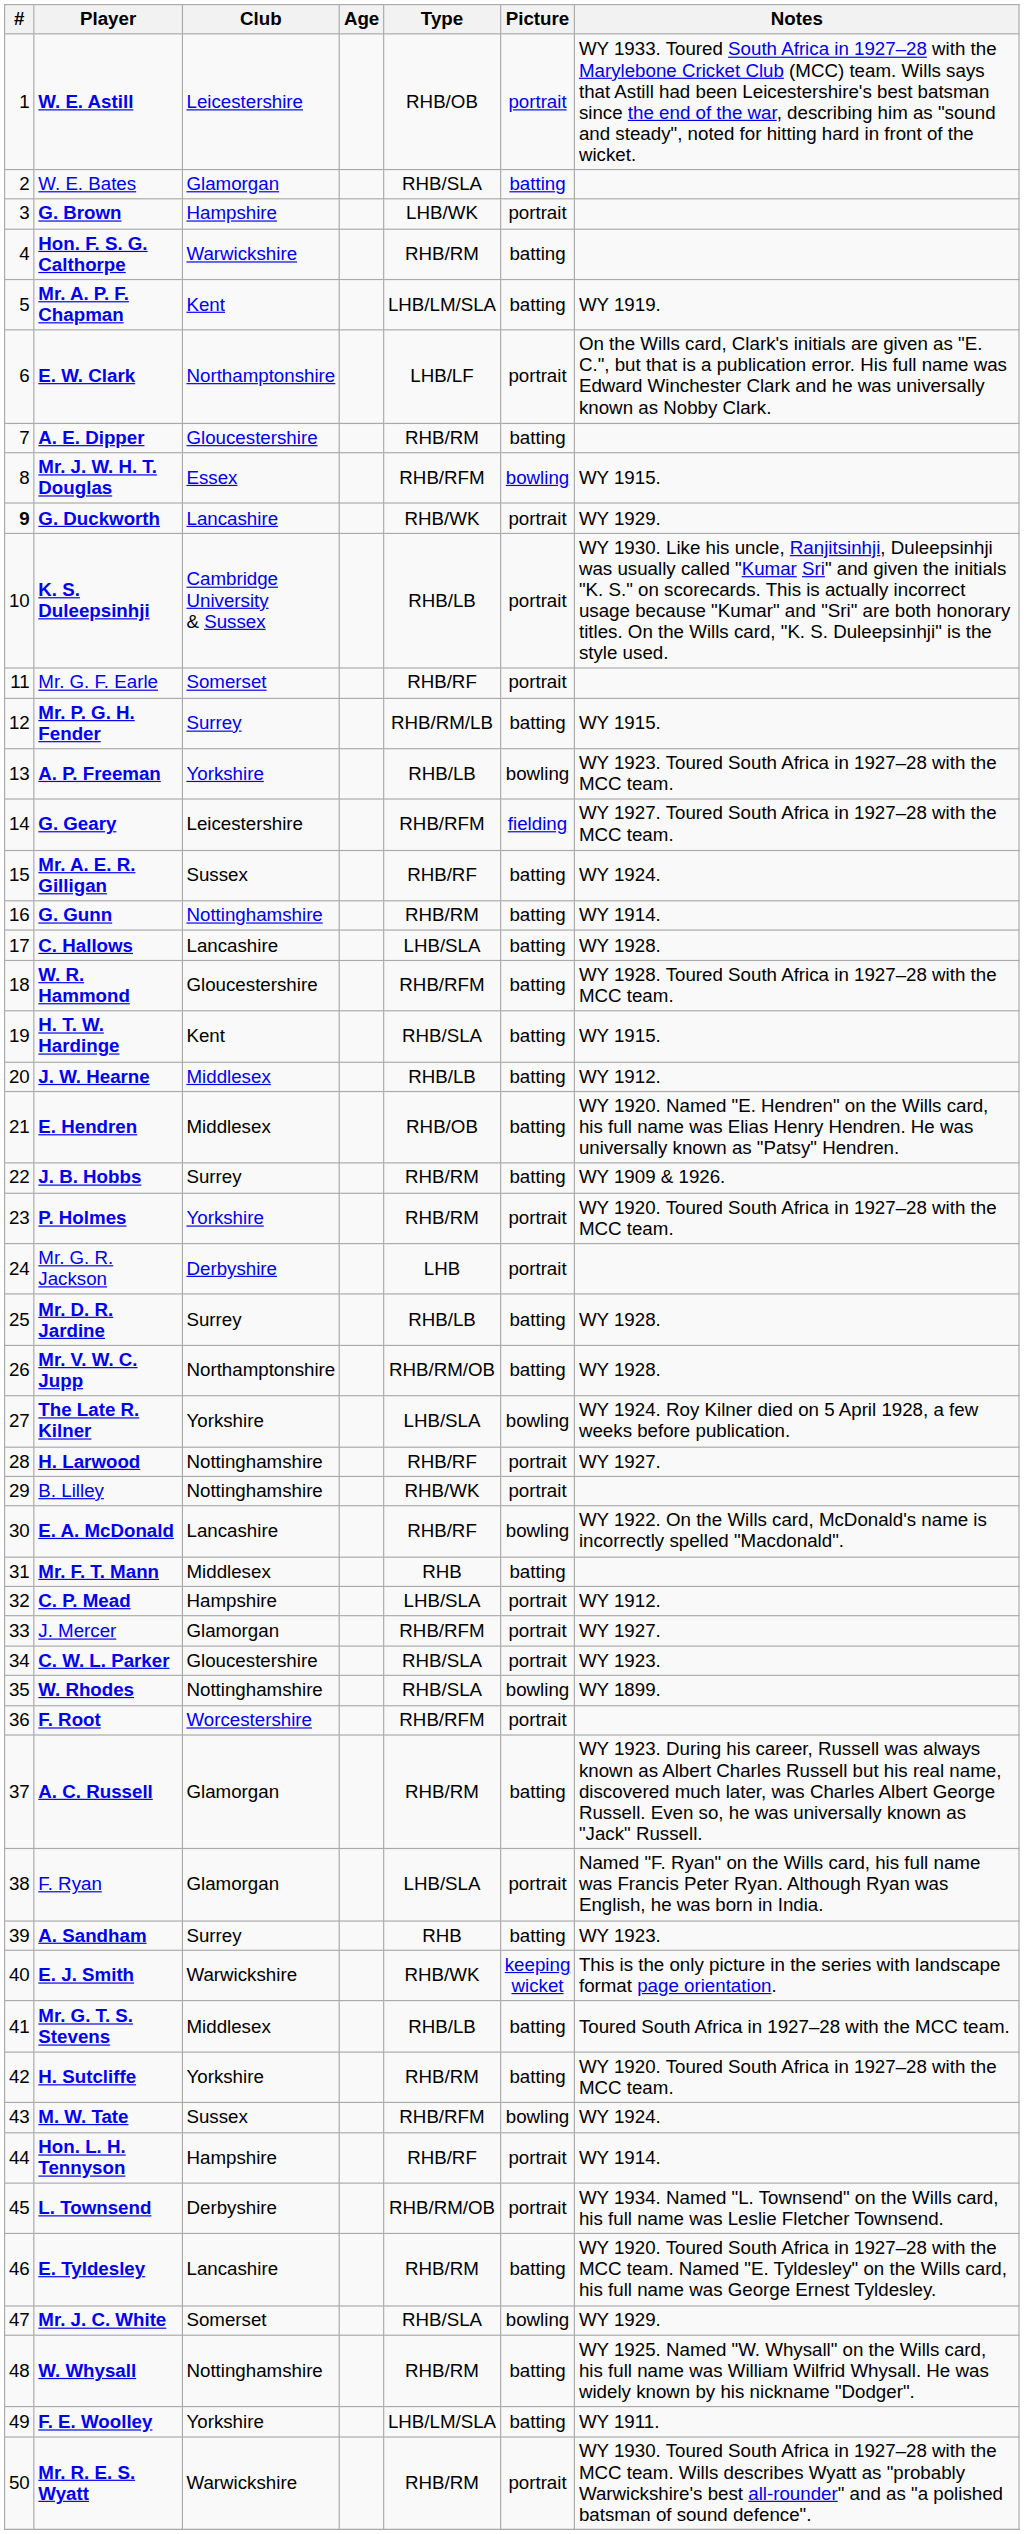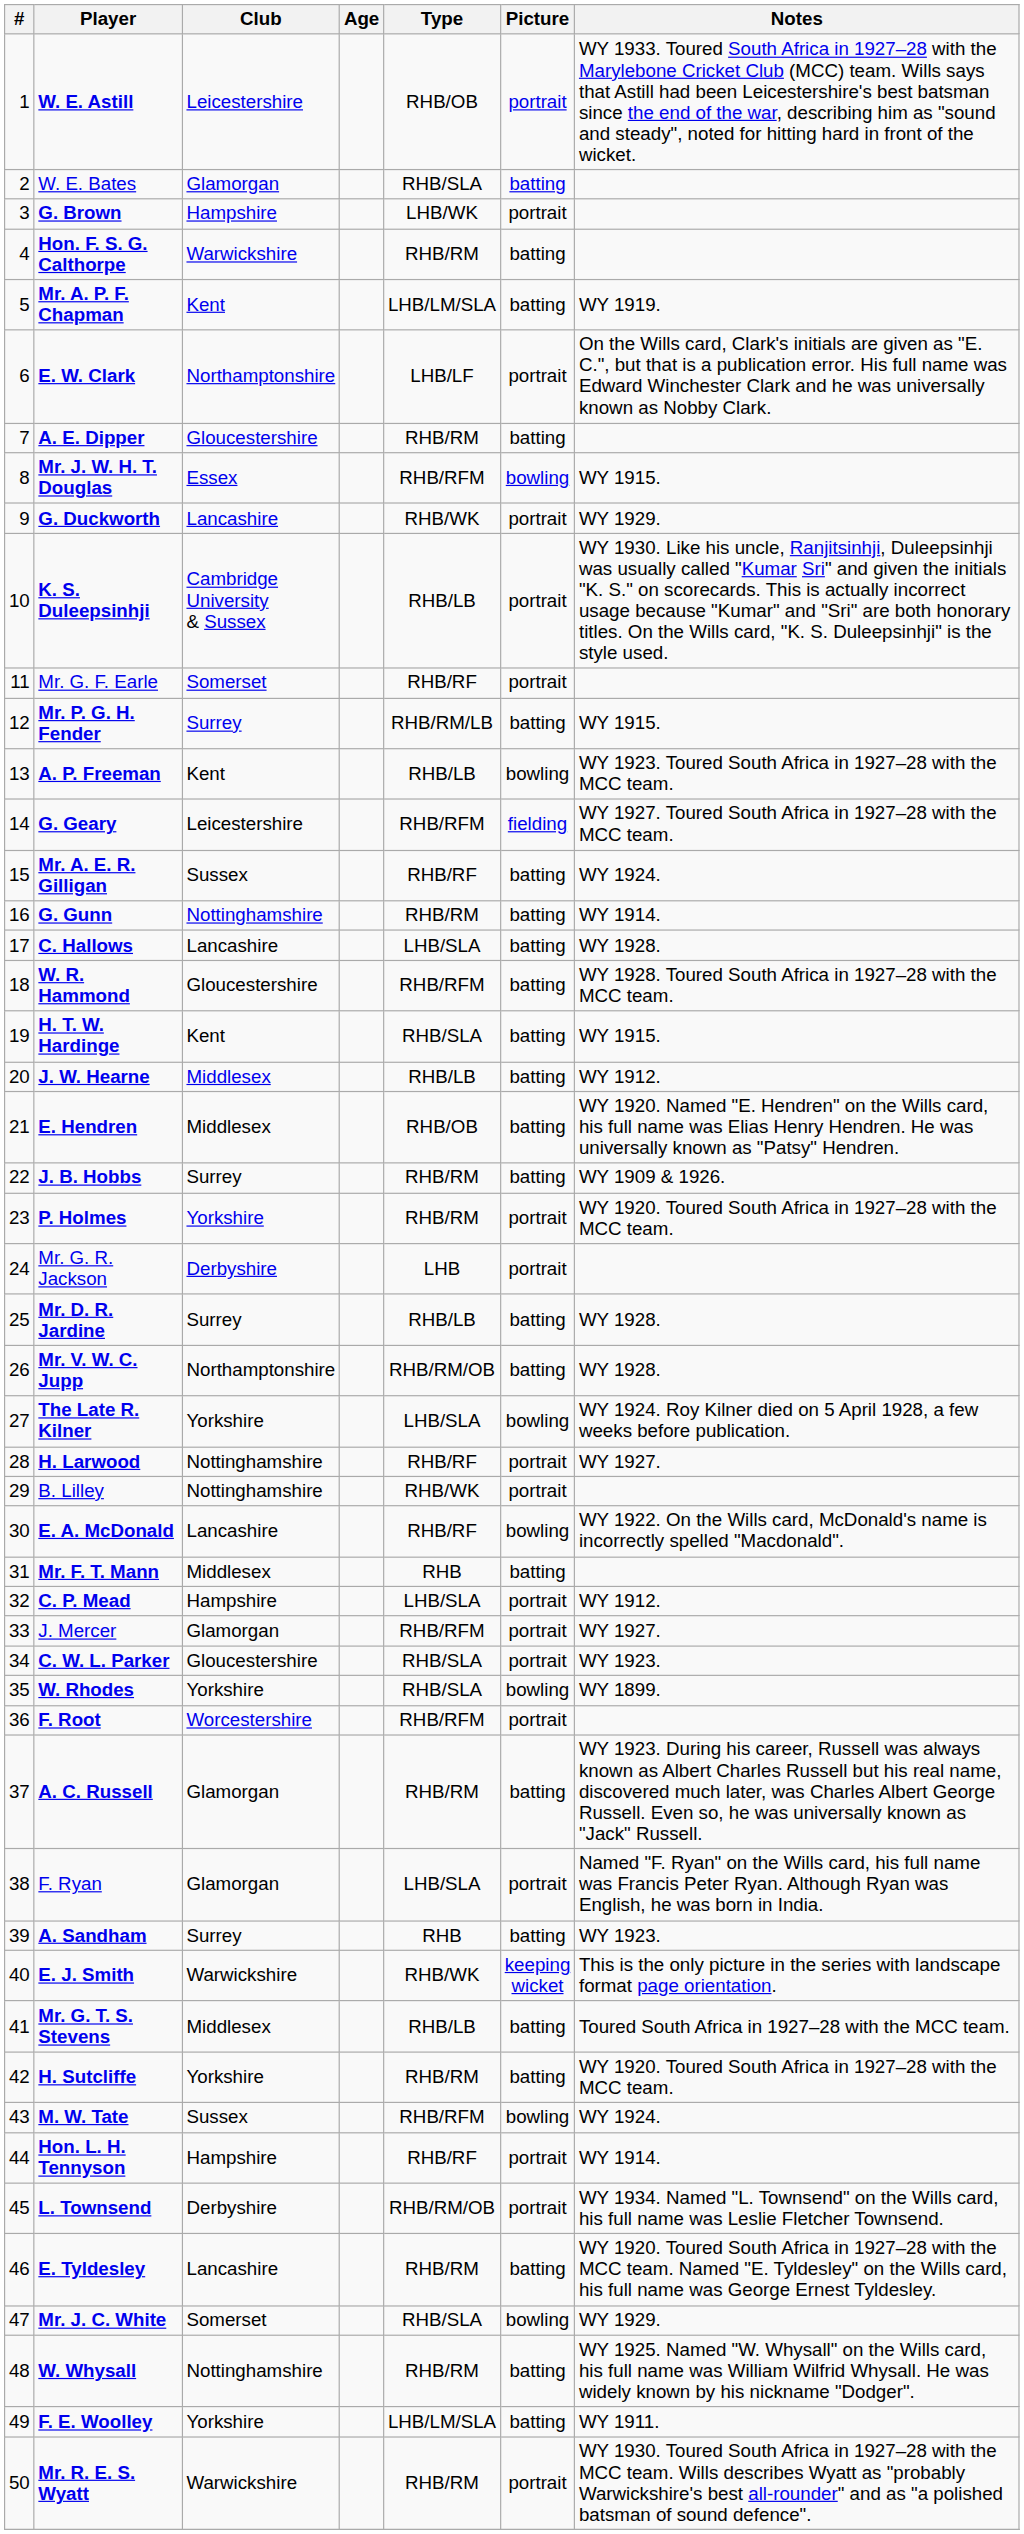(25, 518) bold -> (25, 518) normal
(225, 773) Yorkshire -> (206, 773) Kent
(255, 1690) Nottinghamshire -> (225, 1690) Yorkshire
